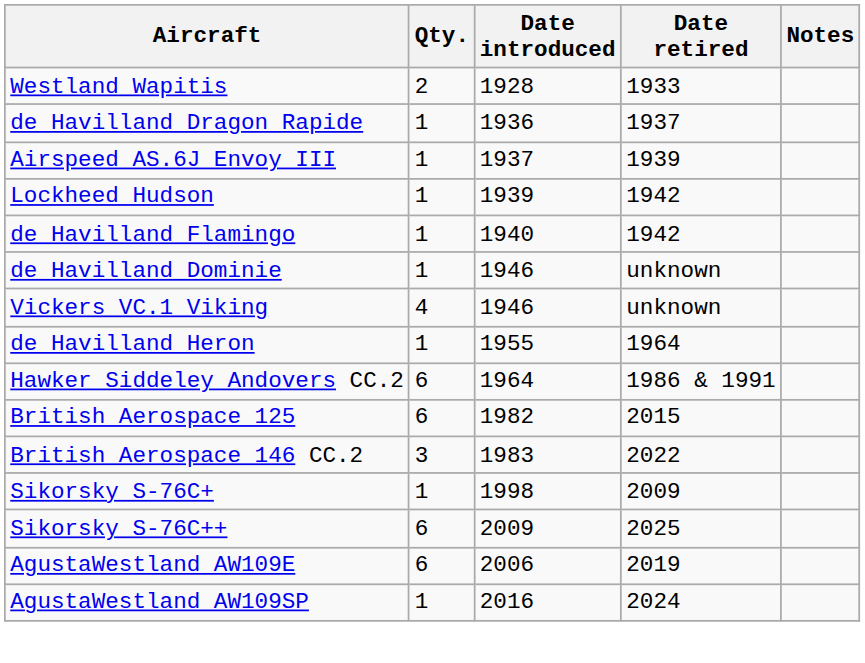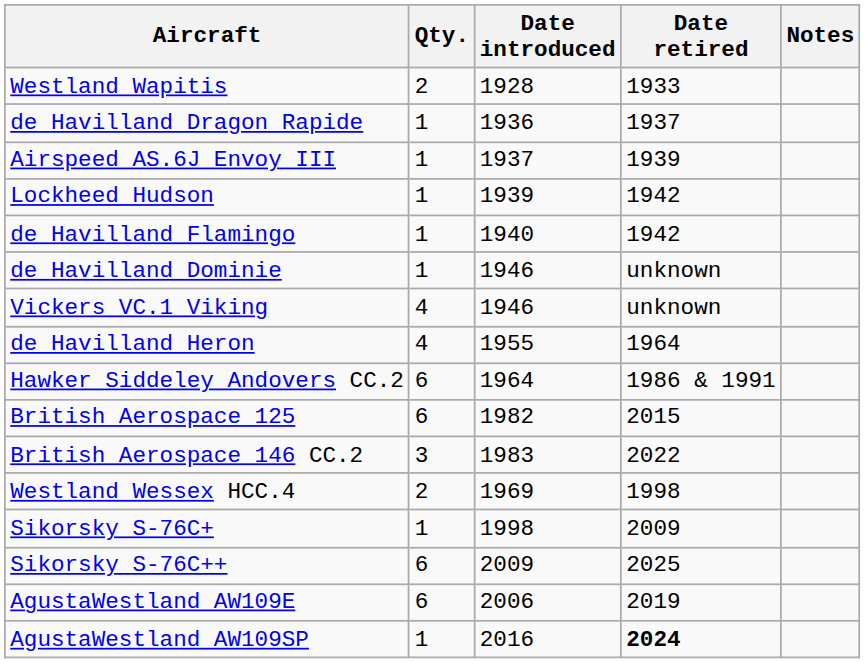(421, 344) 1 -> (421, 344) 4
+ row: (153, 492)
(653, 602) normal -> (653, 639) bold
